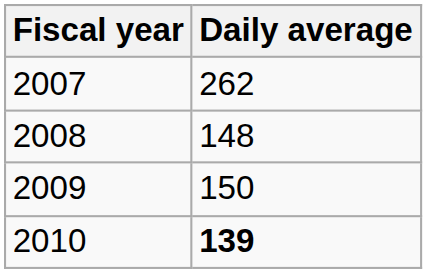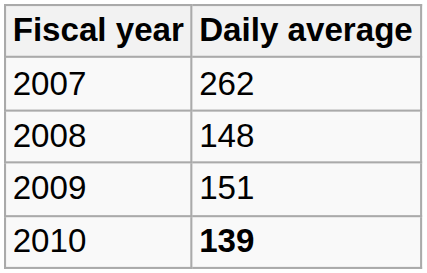(227, 188) 150 -> (227, 188) 151
